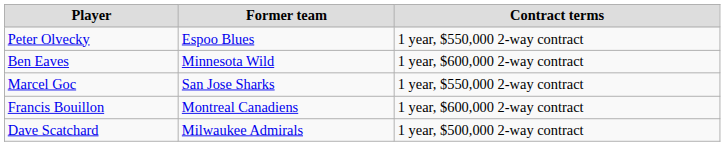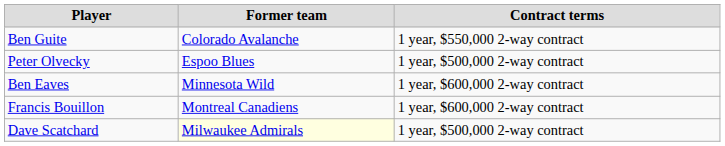+ row: (37, 38)
(491, 38) 1 year, $550,000 2-way contract -> (491, 61) 1 year, $500,000 2-way contract
- row: (42, 84)
(242, 130) no background -> (242, 130) lightyellow background
